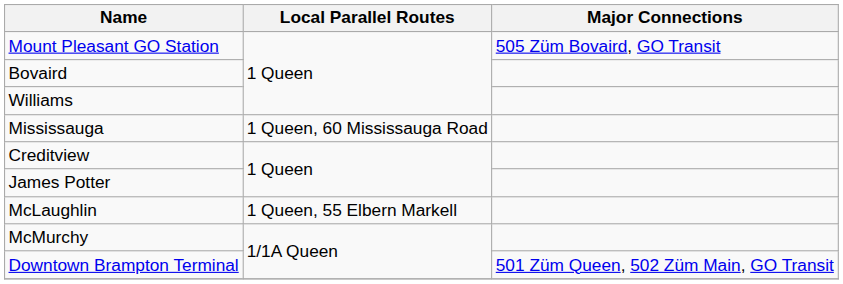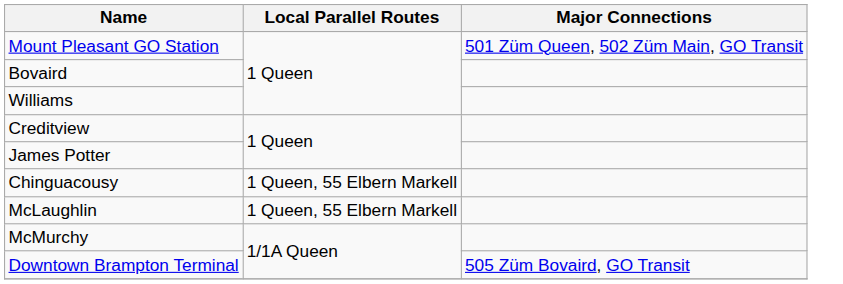(608, 45) 505 Züm Bovaird, GO Transit -> (634, 45) 501 Züm Queen, 502 Züm Main, GO Transit
- row: (56, 127)
+ row: (63, 182)
(665, 264) 501 Züm Queen, 502 Züm Main, GO Transit -> (577, 264) 505 Züm Bovaird, GO Transit
